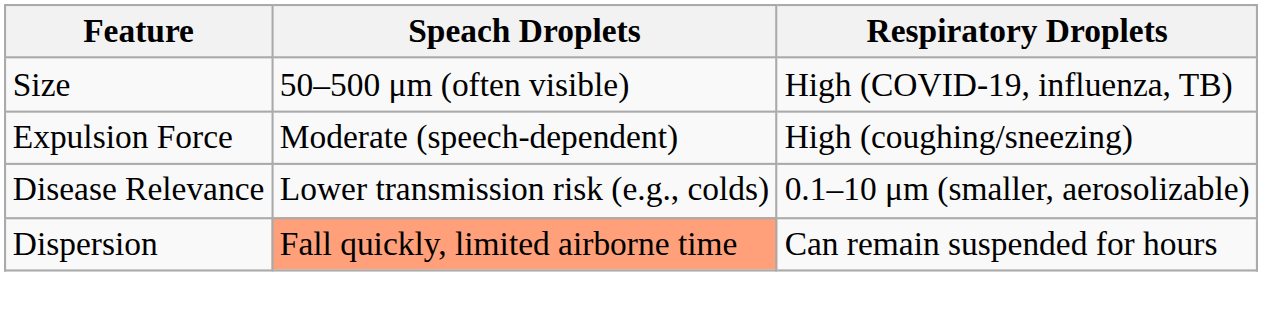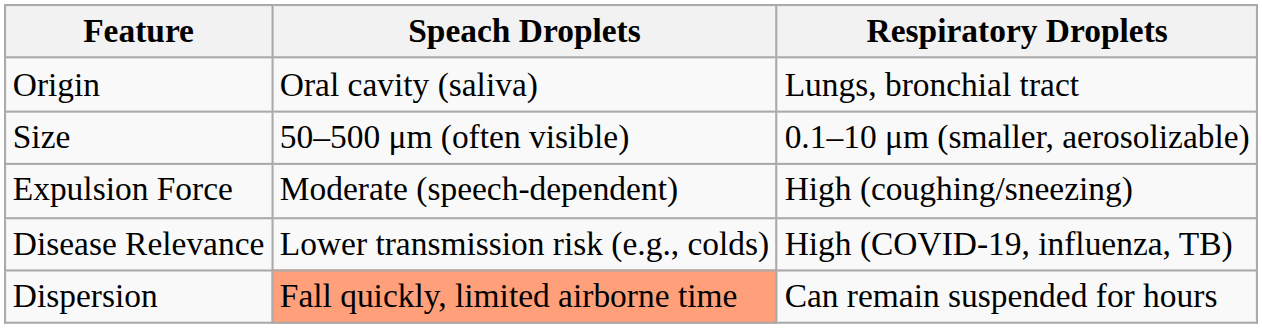+ row: (56, 84)
(1009, 84) High (COVID-19, influenza, TB) -> (1017, 137) 0.1–10 μm (smaller, aerosolizable)
(1017, 190) 0.1–10 μm (smaller, aerosolizable) -> (1009, 243) High (COVID-19, influenza, TB)
